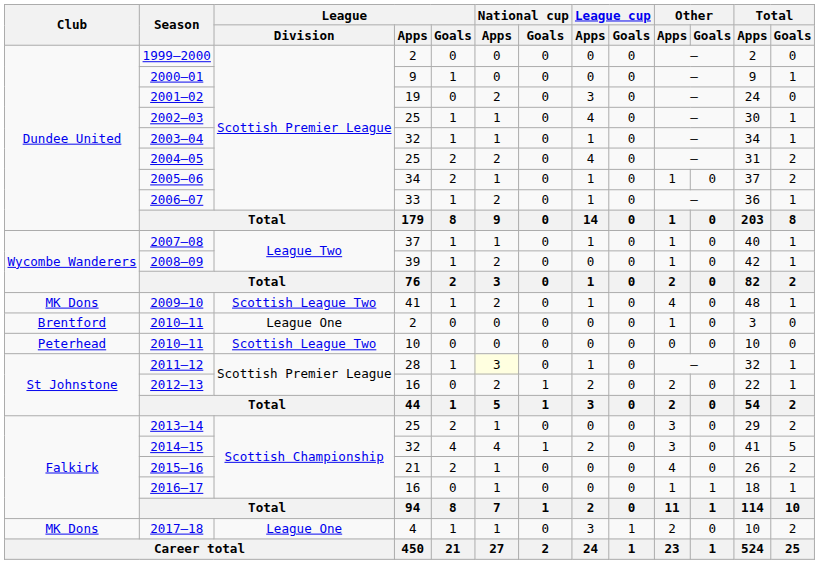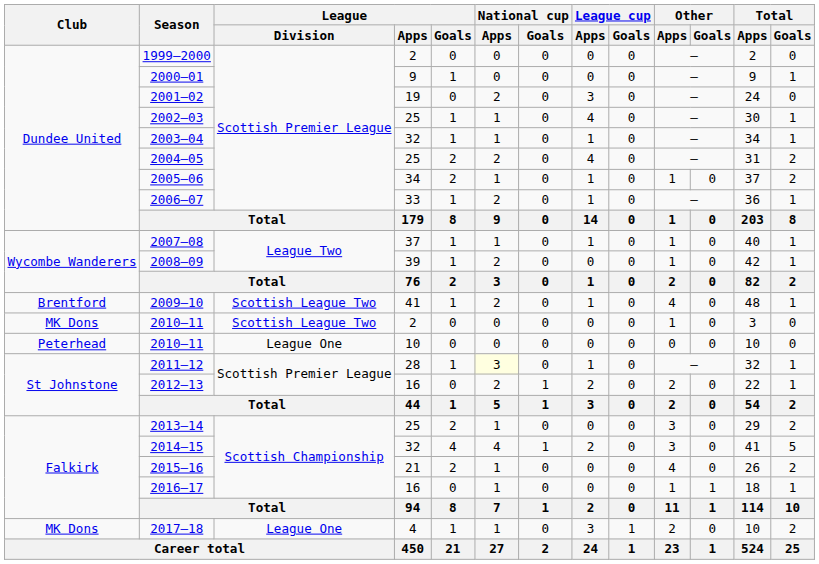(72, 302) MK Dons -> (72, 302) Brentford
(72, 323) Brentford -> (72, 323) MK Dons
(304, 323) League One -> (304, 323) Scottish League Two
(304, 344) Scottish League Two -> (304, 344) League One
